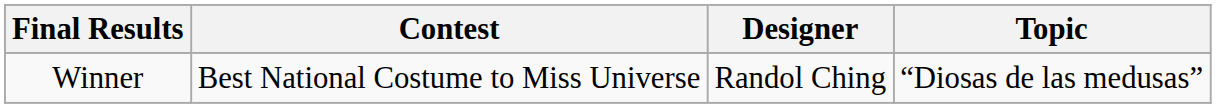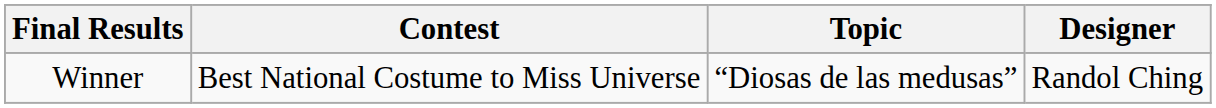columns swapped: (800, 28) <-> (1052, 28)
